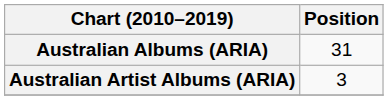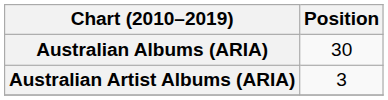(342, 49) 31 -> (342, 49) 30
